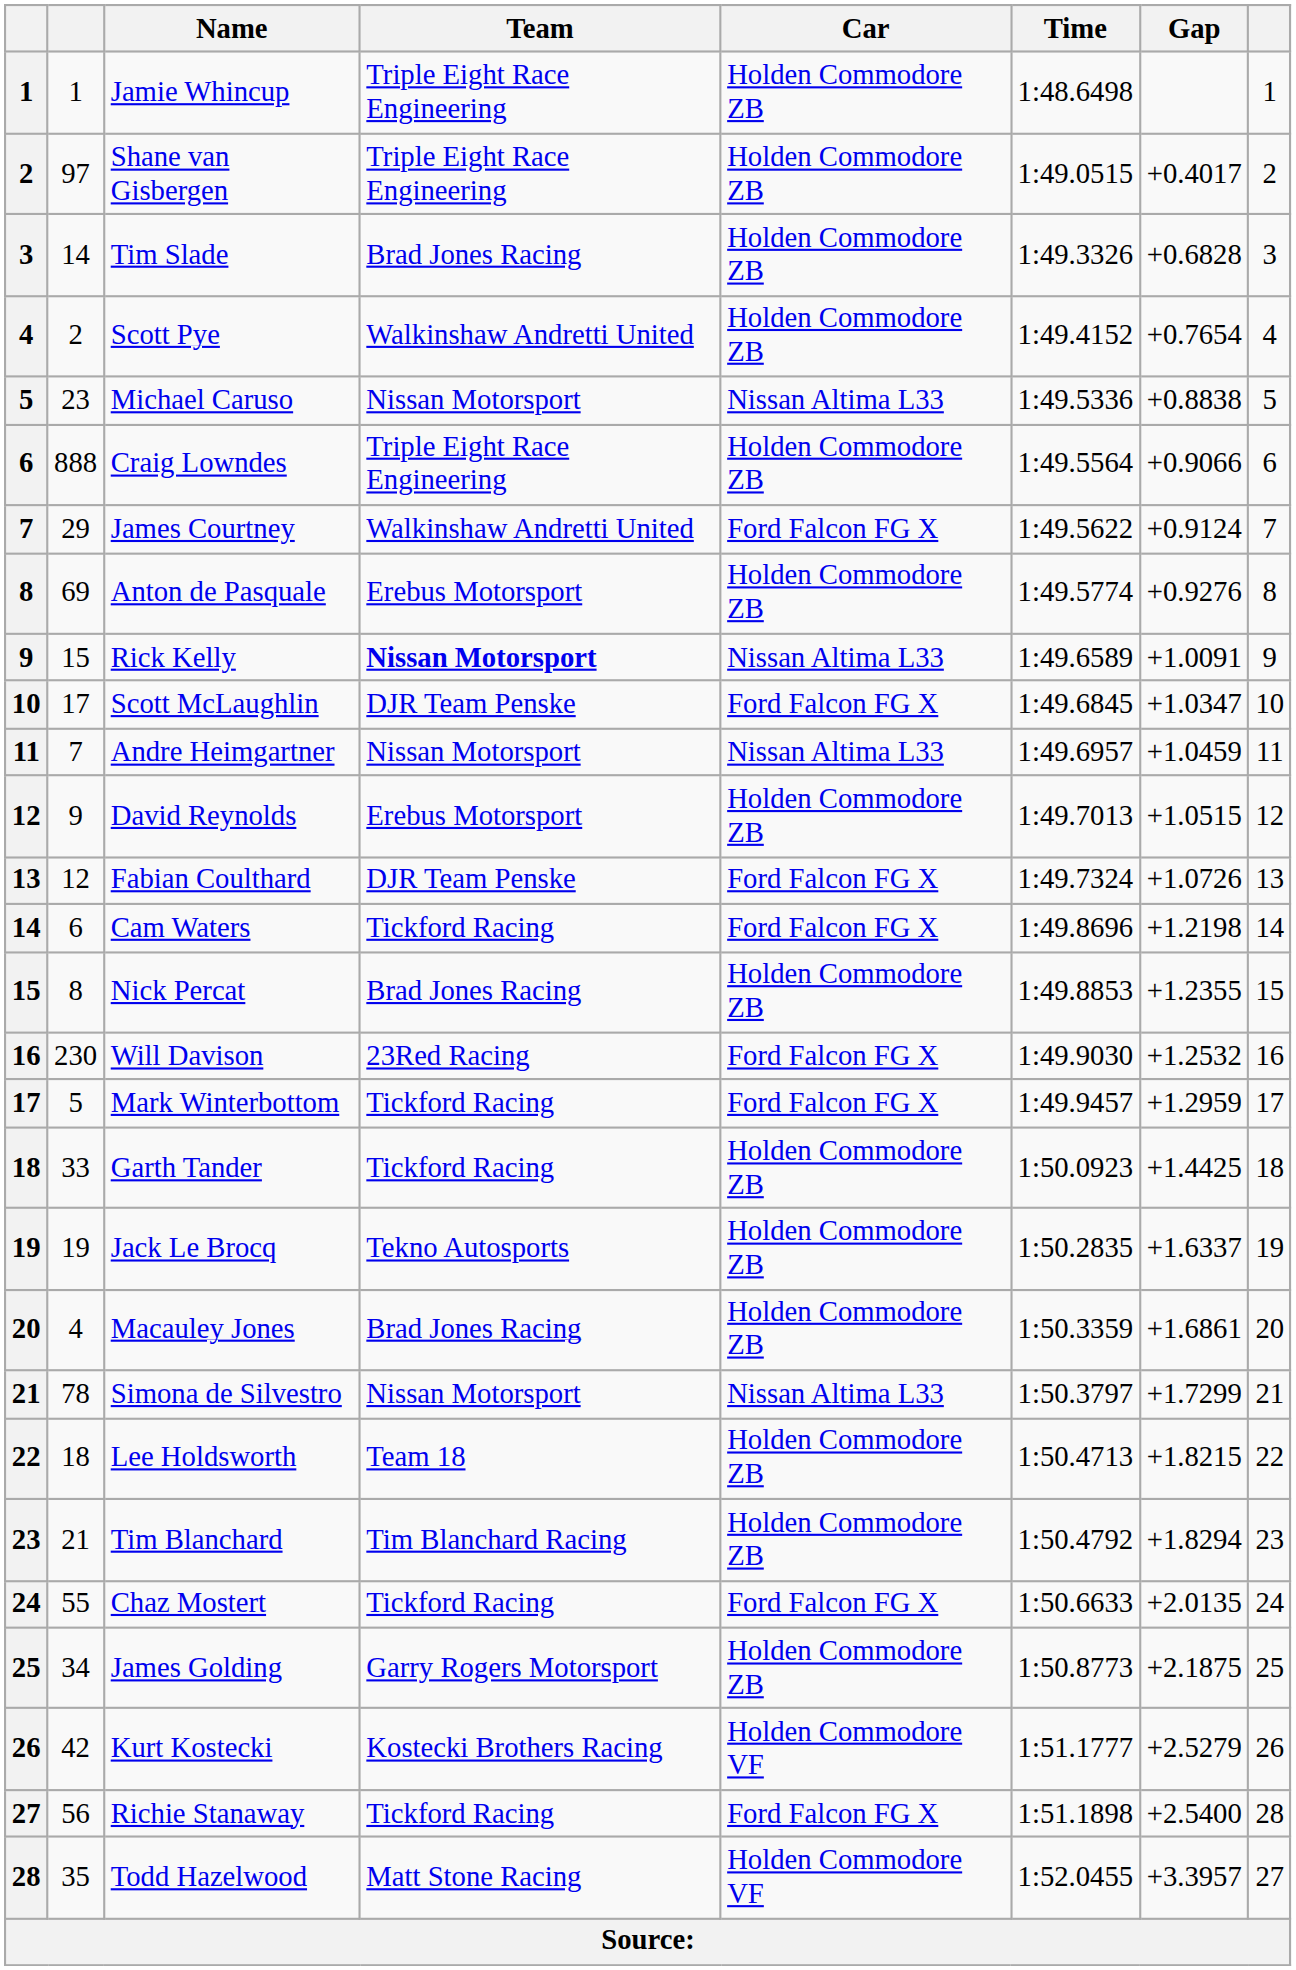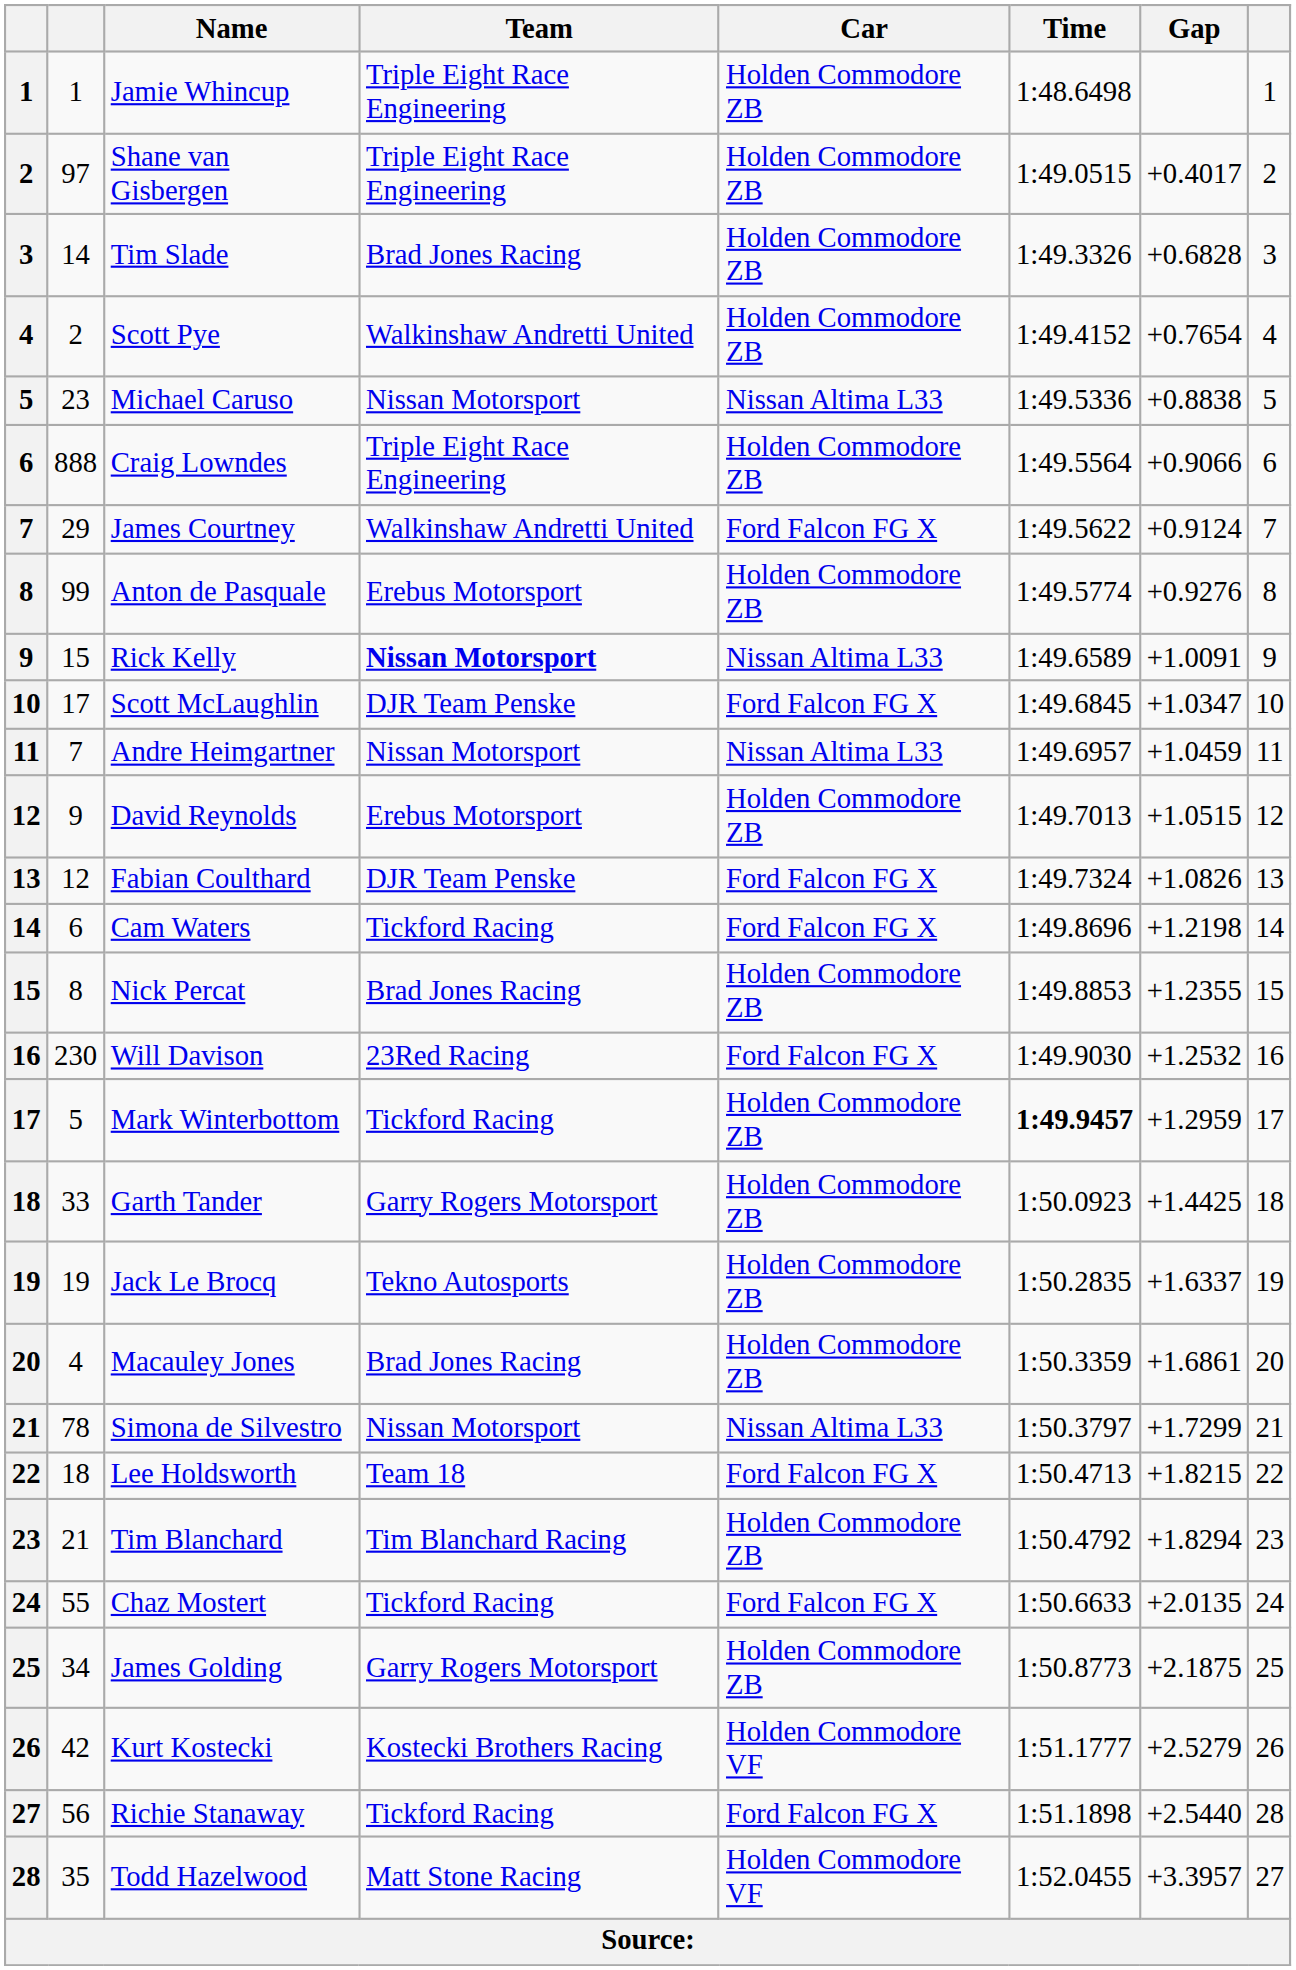(76, 592) 69 -> (76, 592) 99
(1194, 879) +1.0726 -> (1194, 879) +1.0826
(833, 1102) Ford Falcon FG X -> (844, 1119) Holden Commodore ZB
(1075, 1102) normal -> (1075, 1119) bold
(460, 1166) Tickford Racing -> (512, 1200) Garry Rogers Motorsport
(845, 1457) Holden Commodore ZB -> (832, 1474) Ford Falcon FG X
(1194, 1812) +2.5400 -> (1194, 1812) +2.5440
